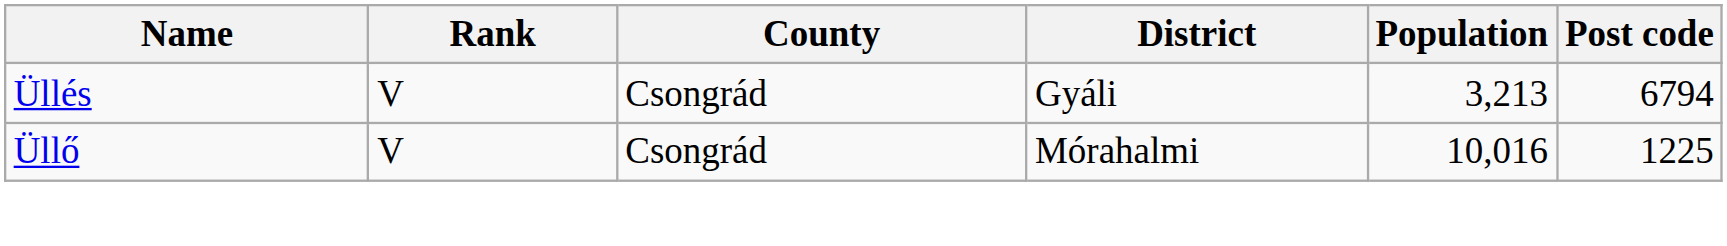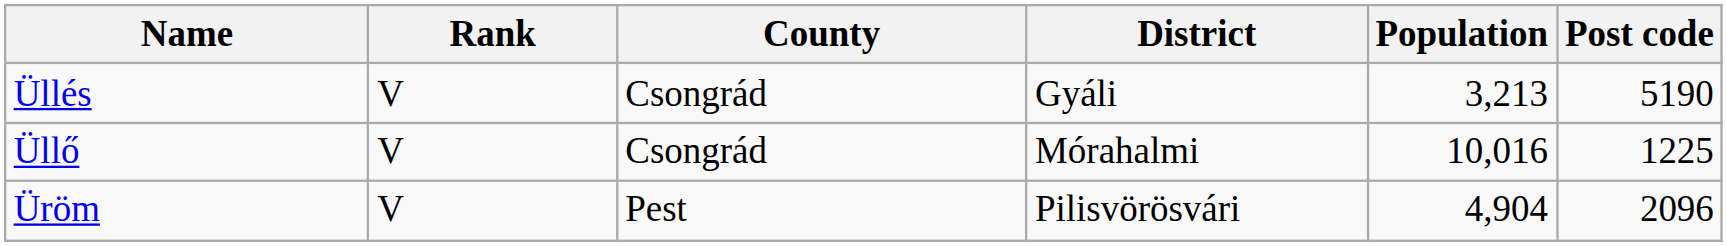(1677, 92) 6794 -> (1677, 92) 5190
+ row: (57, 209)
